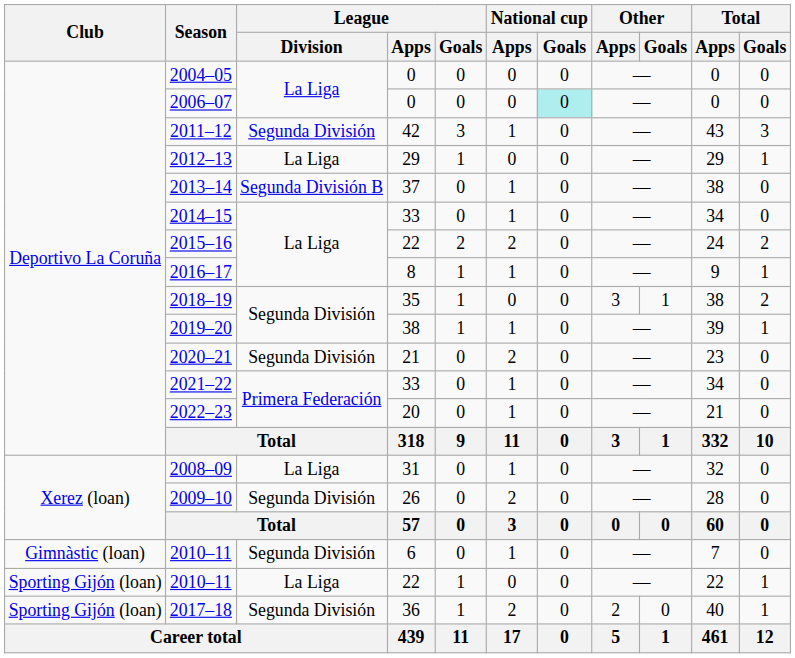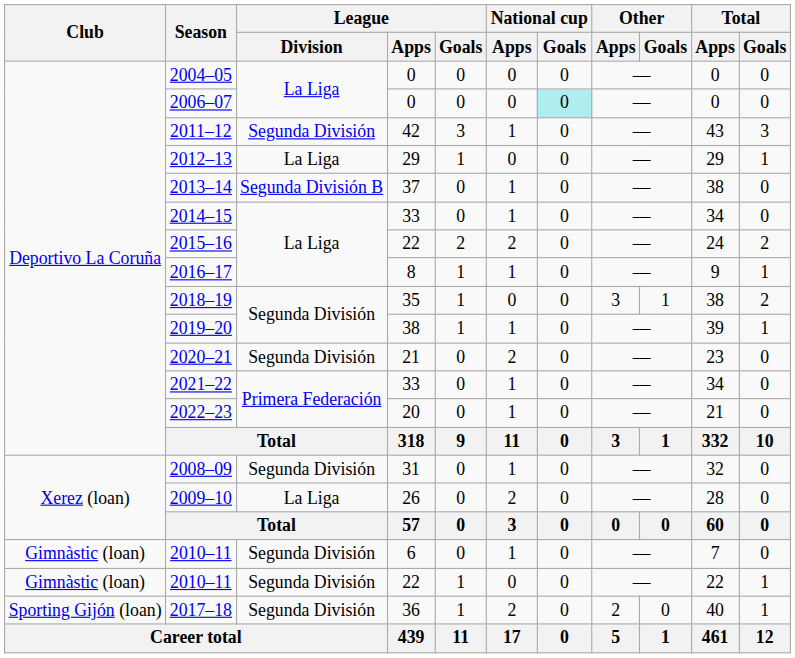(312, 469) La Liga -> (312, 469) Segunda División
(312, 497) Segunda División -> (312, 497) La Liga
(85, 581) Sporting Gijón (loan) -> (85, 581) Gimnàstic (loan)
(312, 581) La Liga -> (312, 581) Segunda División
